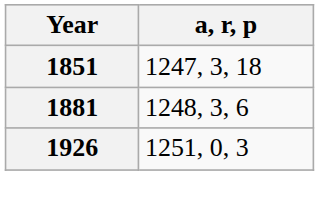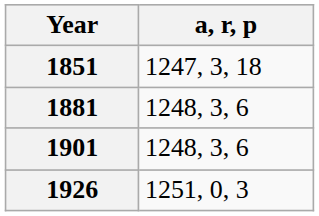+ row: (72, 148)
